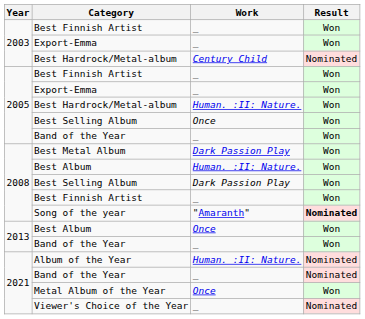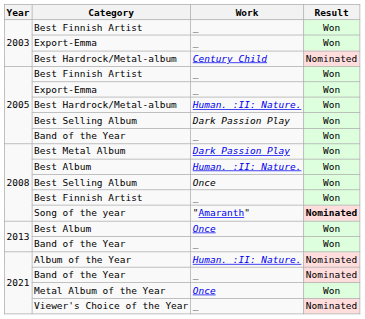(204, 120) Once -> (241, 120) Dark Passion Play
(241, 182) Dark Passion Play -> (204, 182) Once
